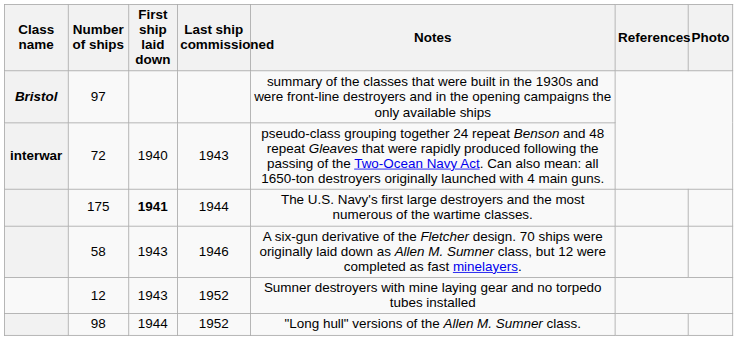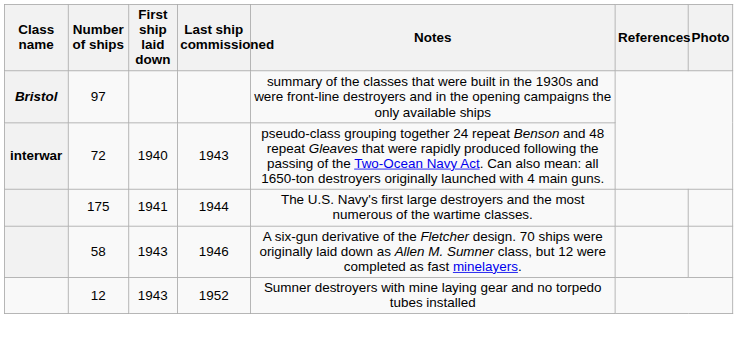(153, 207) bold -> (153, 207) normal
- row: (98, 324)
